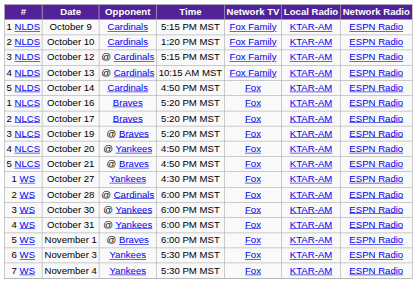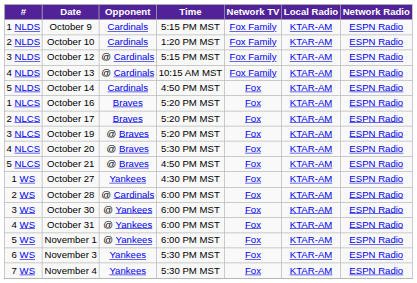(128, 149) @ Yankees -> (128, 149) @ Braves
(190, 149) 4:50 PM MST -> (190, 149) 5:30 PM MST
(128, 240) @ Braves -> (128, 240) @ Yankees
